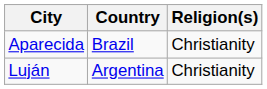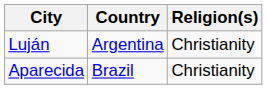rows swapped: (46, 44) <-> (29, 71)
